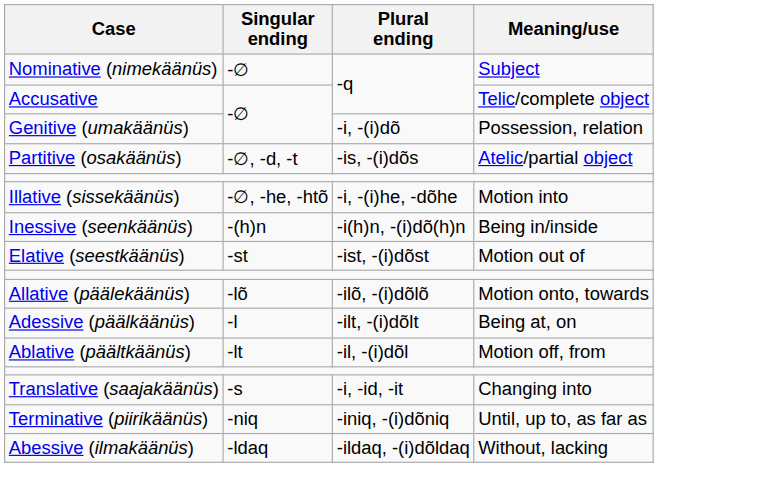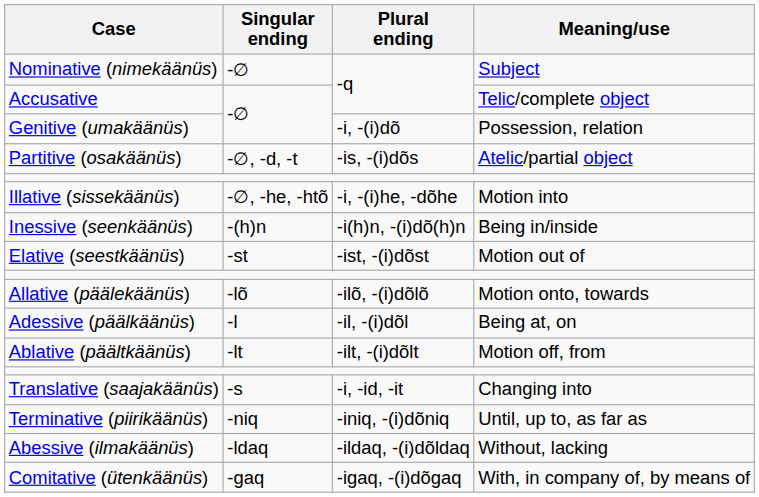(378, 322) -ilt, -(i)dõlt -> (373, 322) -il, -(i)dõl
(373, 352) -il, -(i)dõl -> (378, 352) -ilt, -(i)dõlt
+ row: (109, 477)
